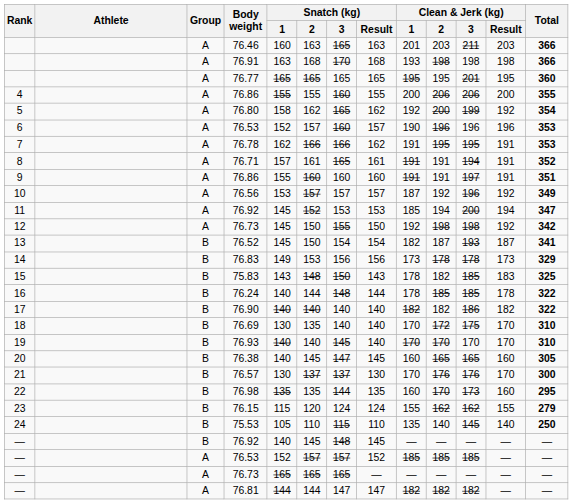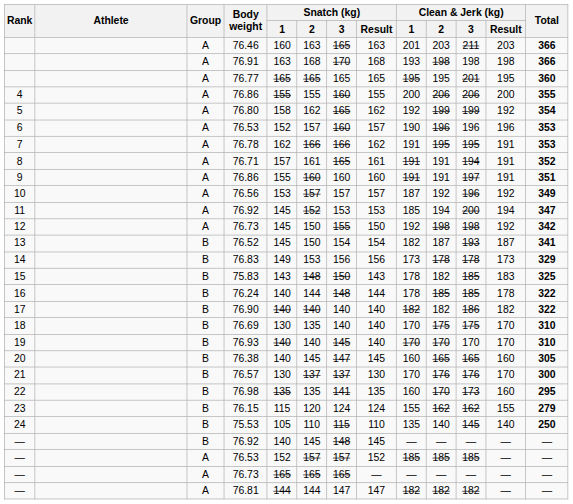(441, 111) 200 -> (441, 111) 199
(441, 326) 172 -> (441, 326) 175
(342, 392) 144 -> (342, 392) 141
